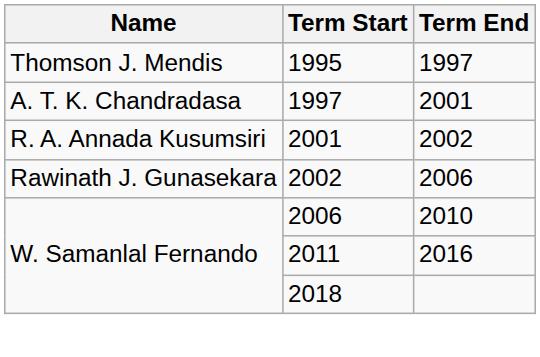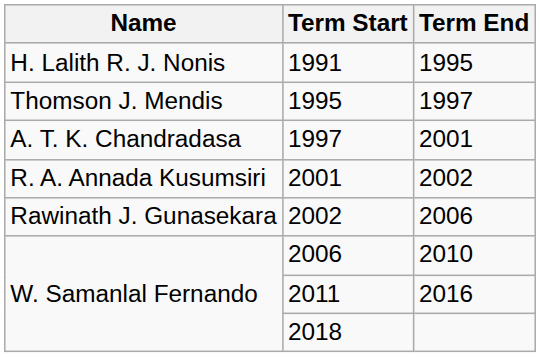+ row: (315, 62)
